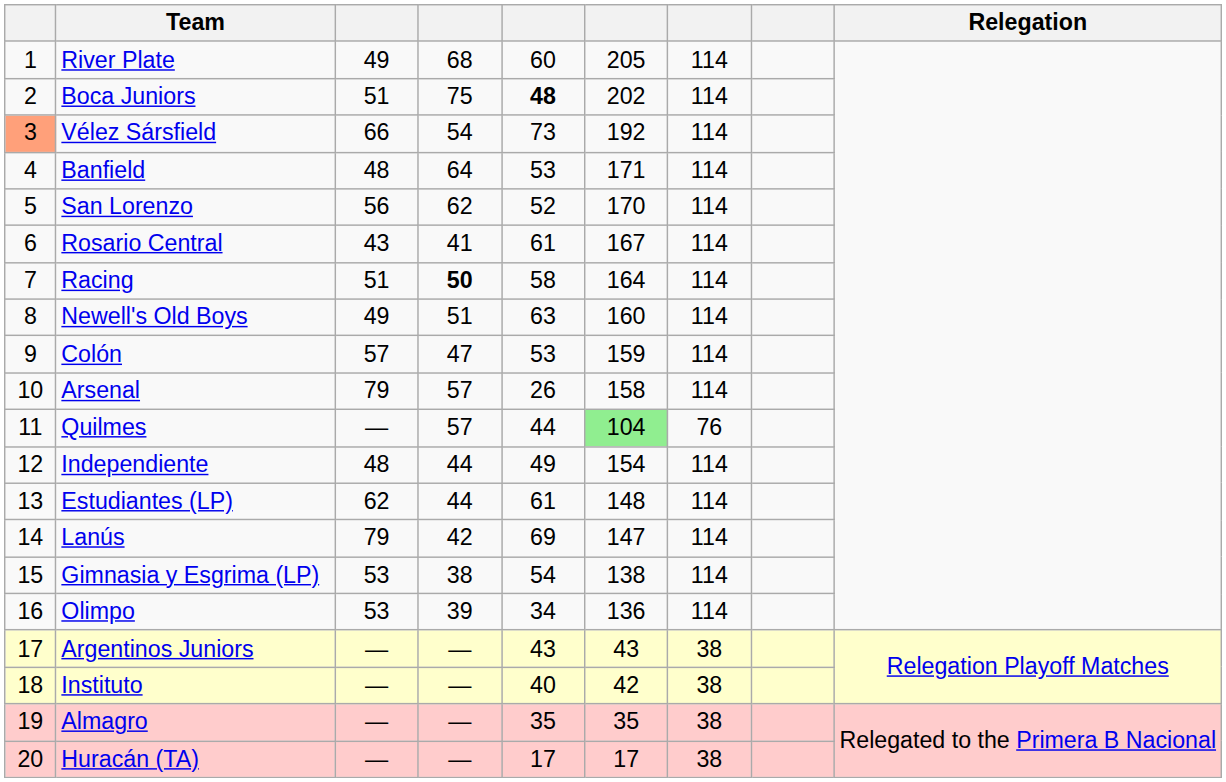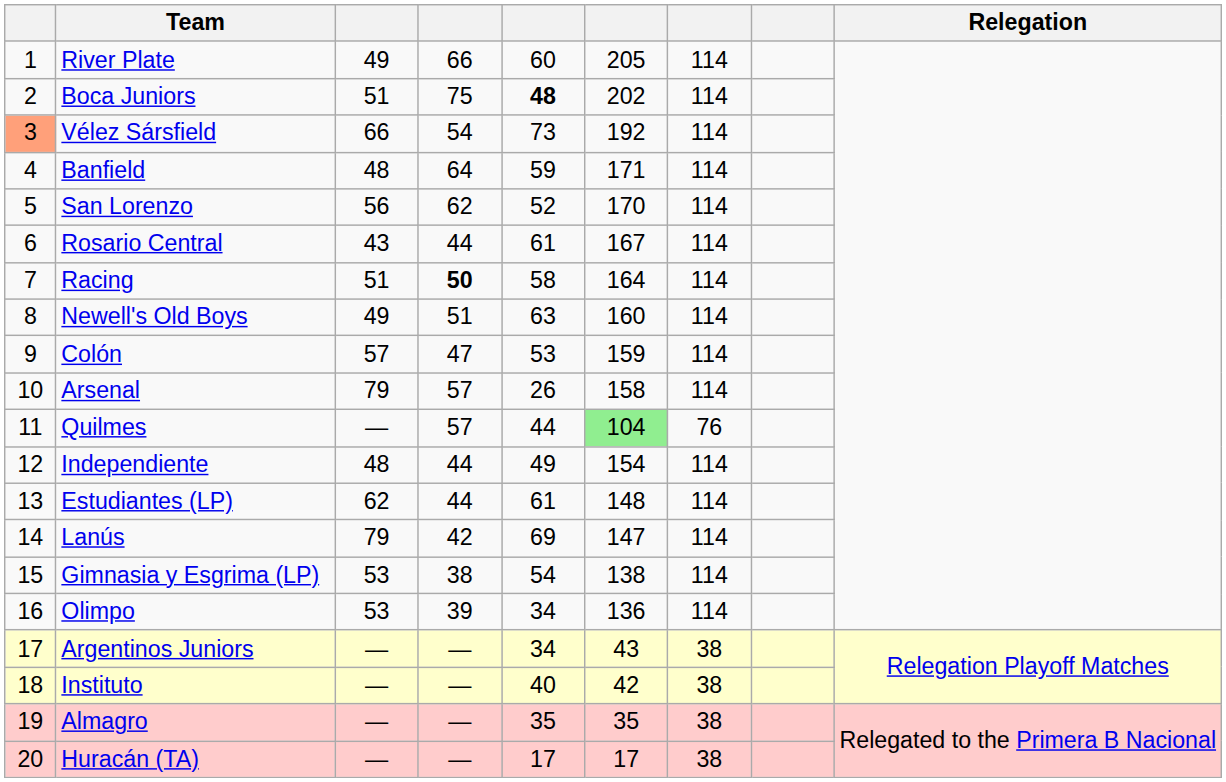(460, 59) 68 -> (460, 59) 66
(543, 170) 53 -> (543, 170) 59
(460, 243) 41 -> (460, 243) 44
(543, 648) 43 -> (543, 648) 34
